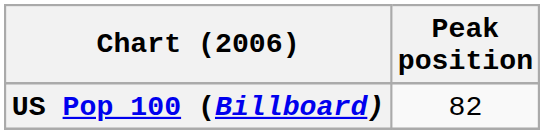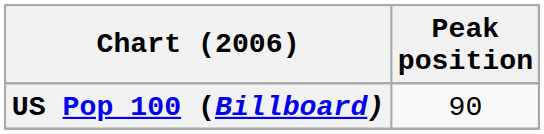(465, 107) 82 -> (465, 107) 90
